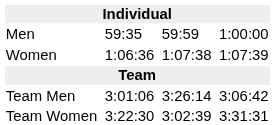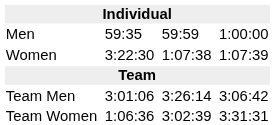(130, 55) 1:06:36 -> (130, 55) 3:22:30
(130, 116) 3:22:30 -> (130, 116) 1:06:36
